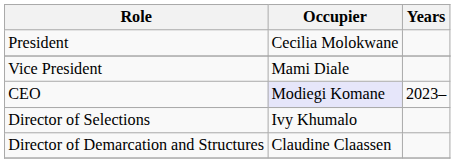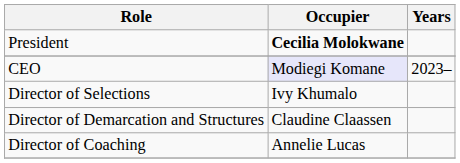(335, 42) normal -> (338, 42) bold
- row: (55, 68)
+ row: (77, 145)
